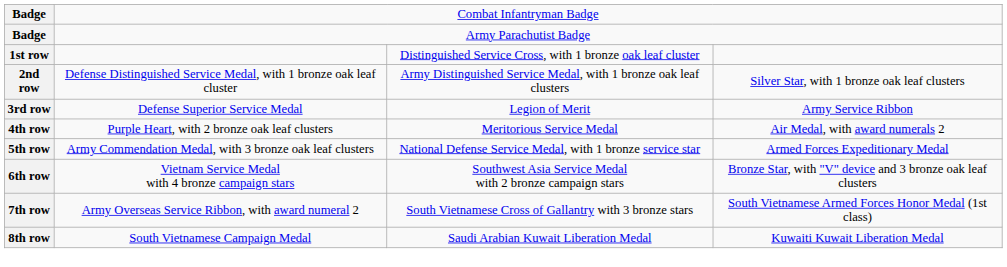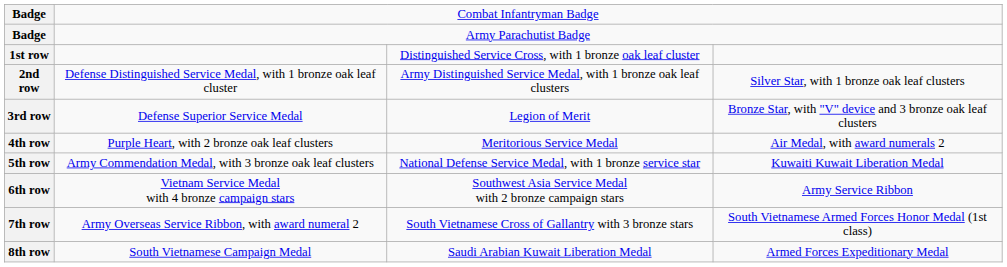(857, 108) Army Service Ribbon -> (857, 116) Bronze Star, with "V" device and 3 bronze oak leaf clusters
(857, 149) Armed Forces Expeditionary Medal -> (857, 163) Kuwaiti Kuwait Liberation Medal
(857, 176) Bronze Star, with "V" device and 3 bronze oak leaf clusters -> (857, 190) Army Service Ribbon
(857, 237) Kuwaiti Kuwait Liberation Medal -> (857, 251) Armed Forces Expeditionary Medal
